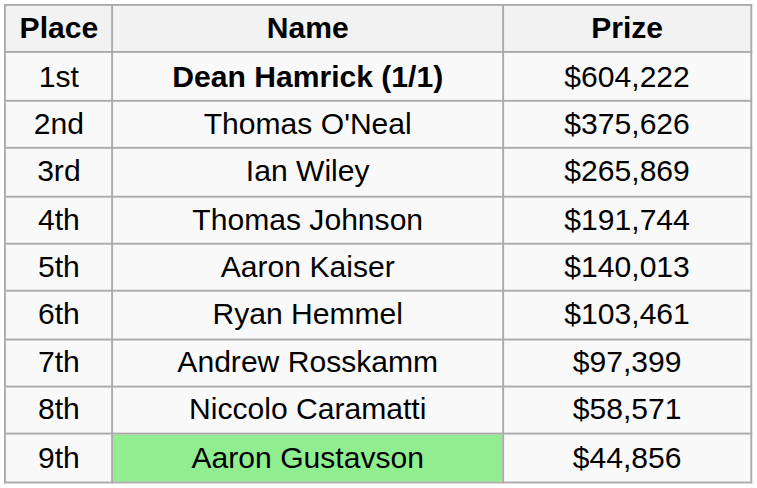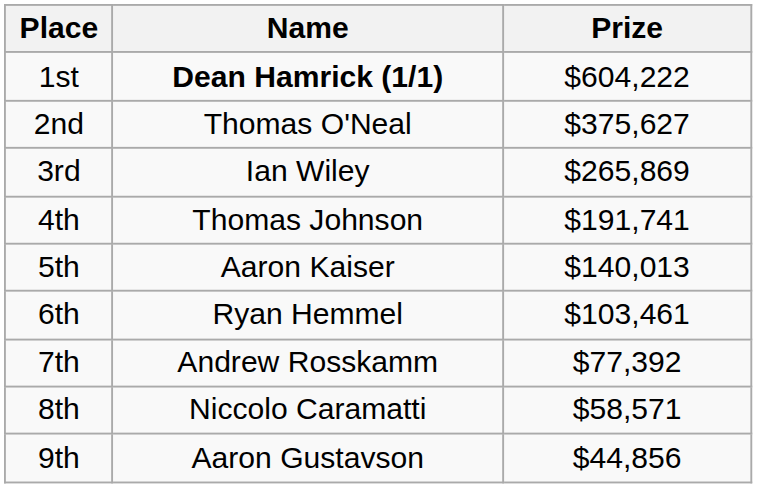(627, 123) $375,626 -> (627, 123) $375,627
(627, 219) $191,744 -> (627, 219) $191,741
(627, 362) $97,399 -> (627, 362) $77,392
(308, 457) lightgreen background -> (308, 457) no background
